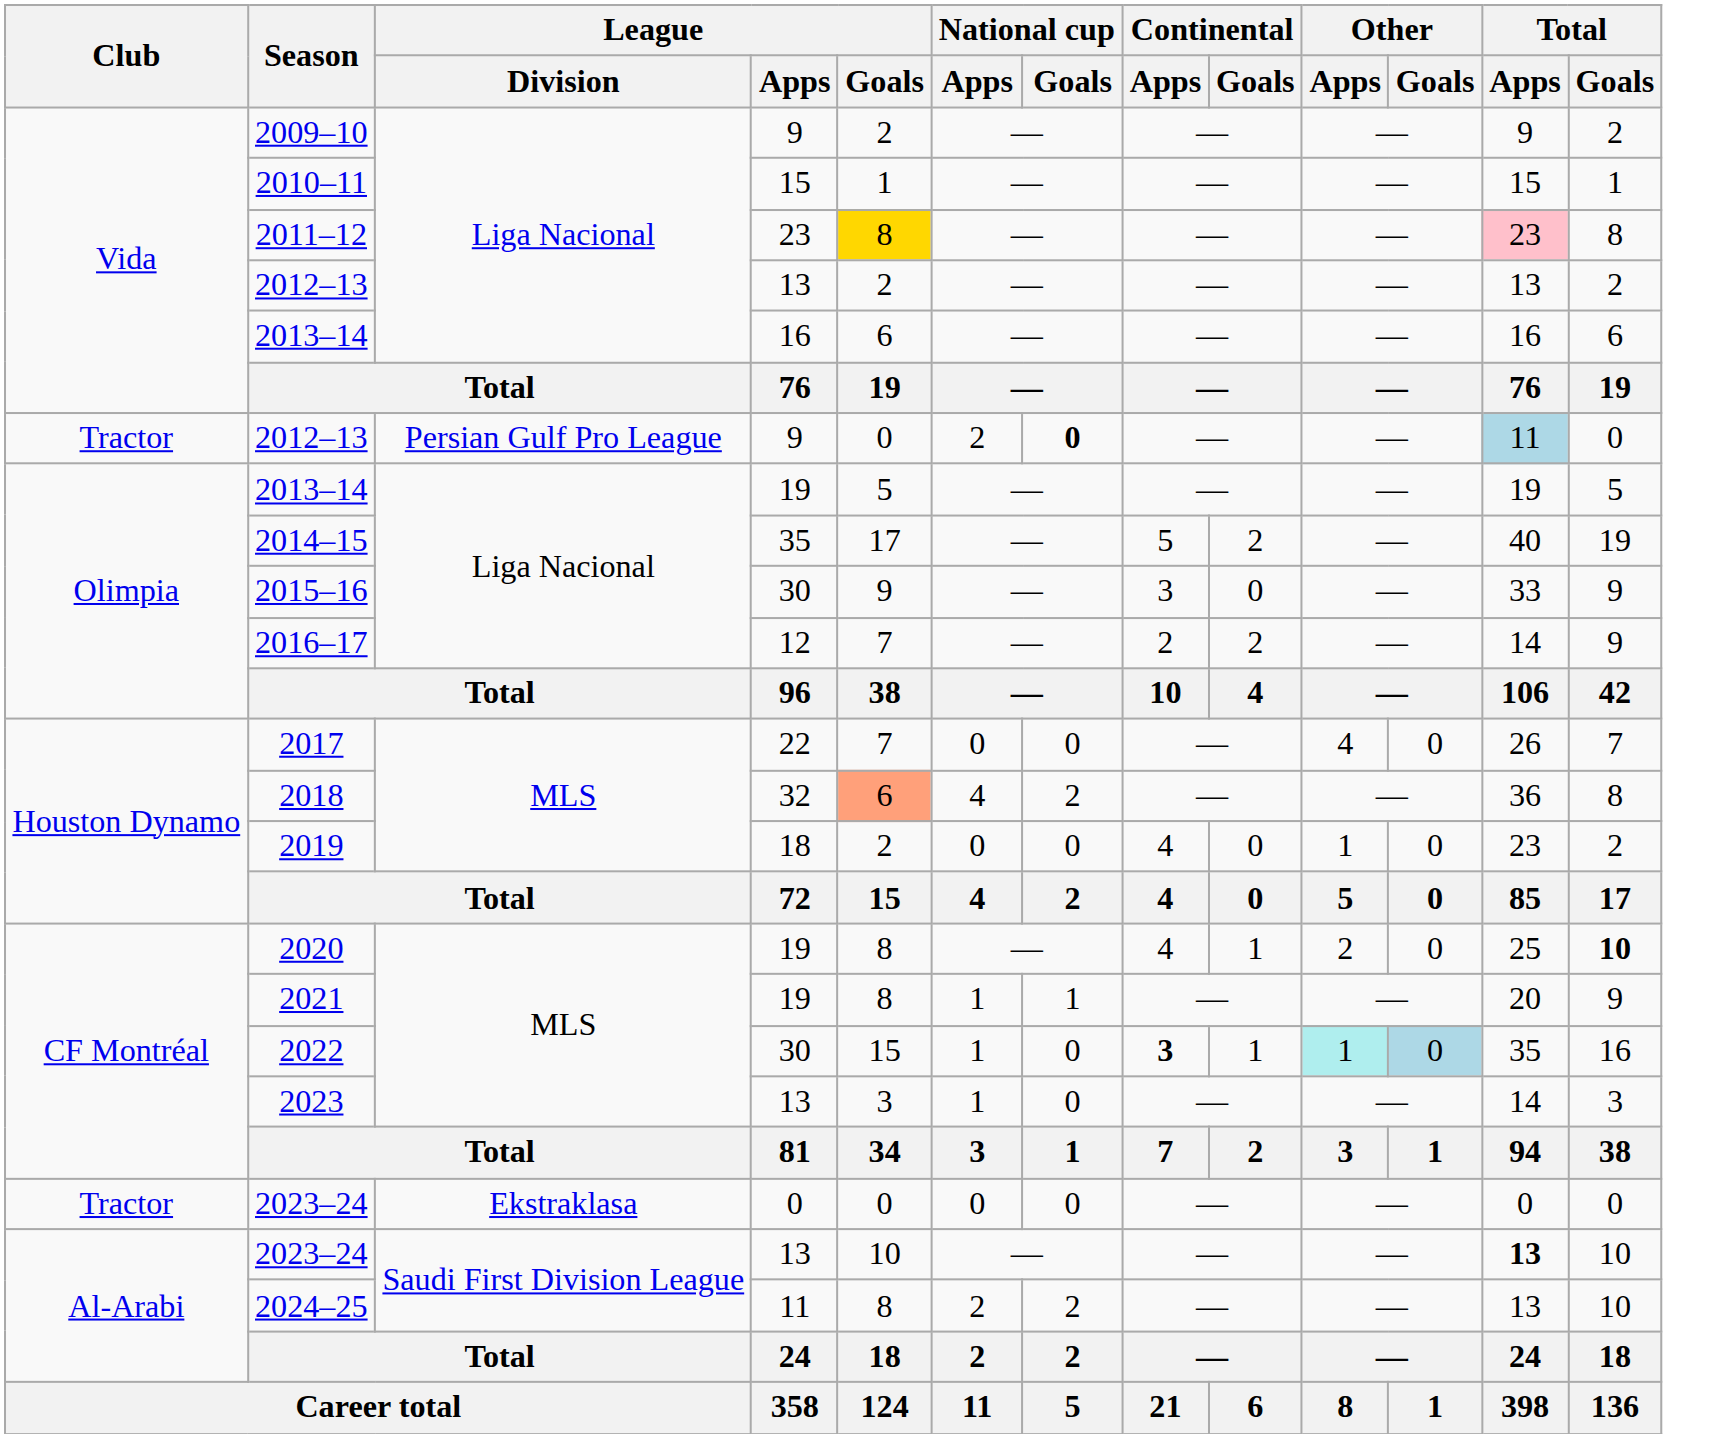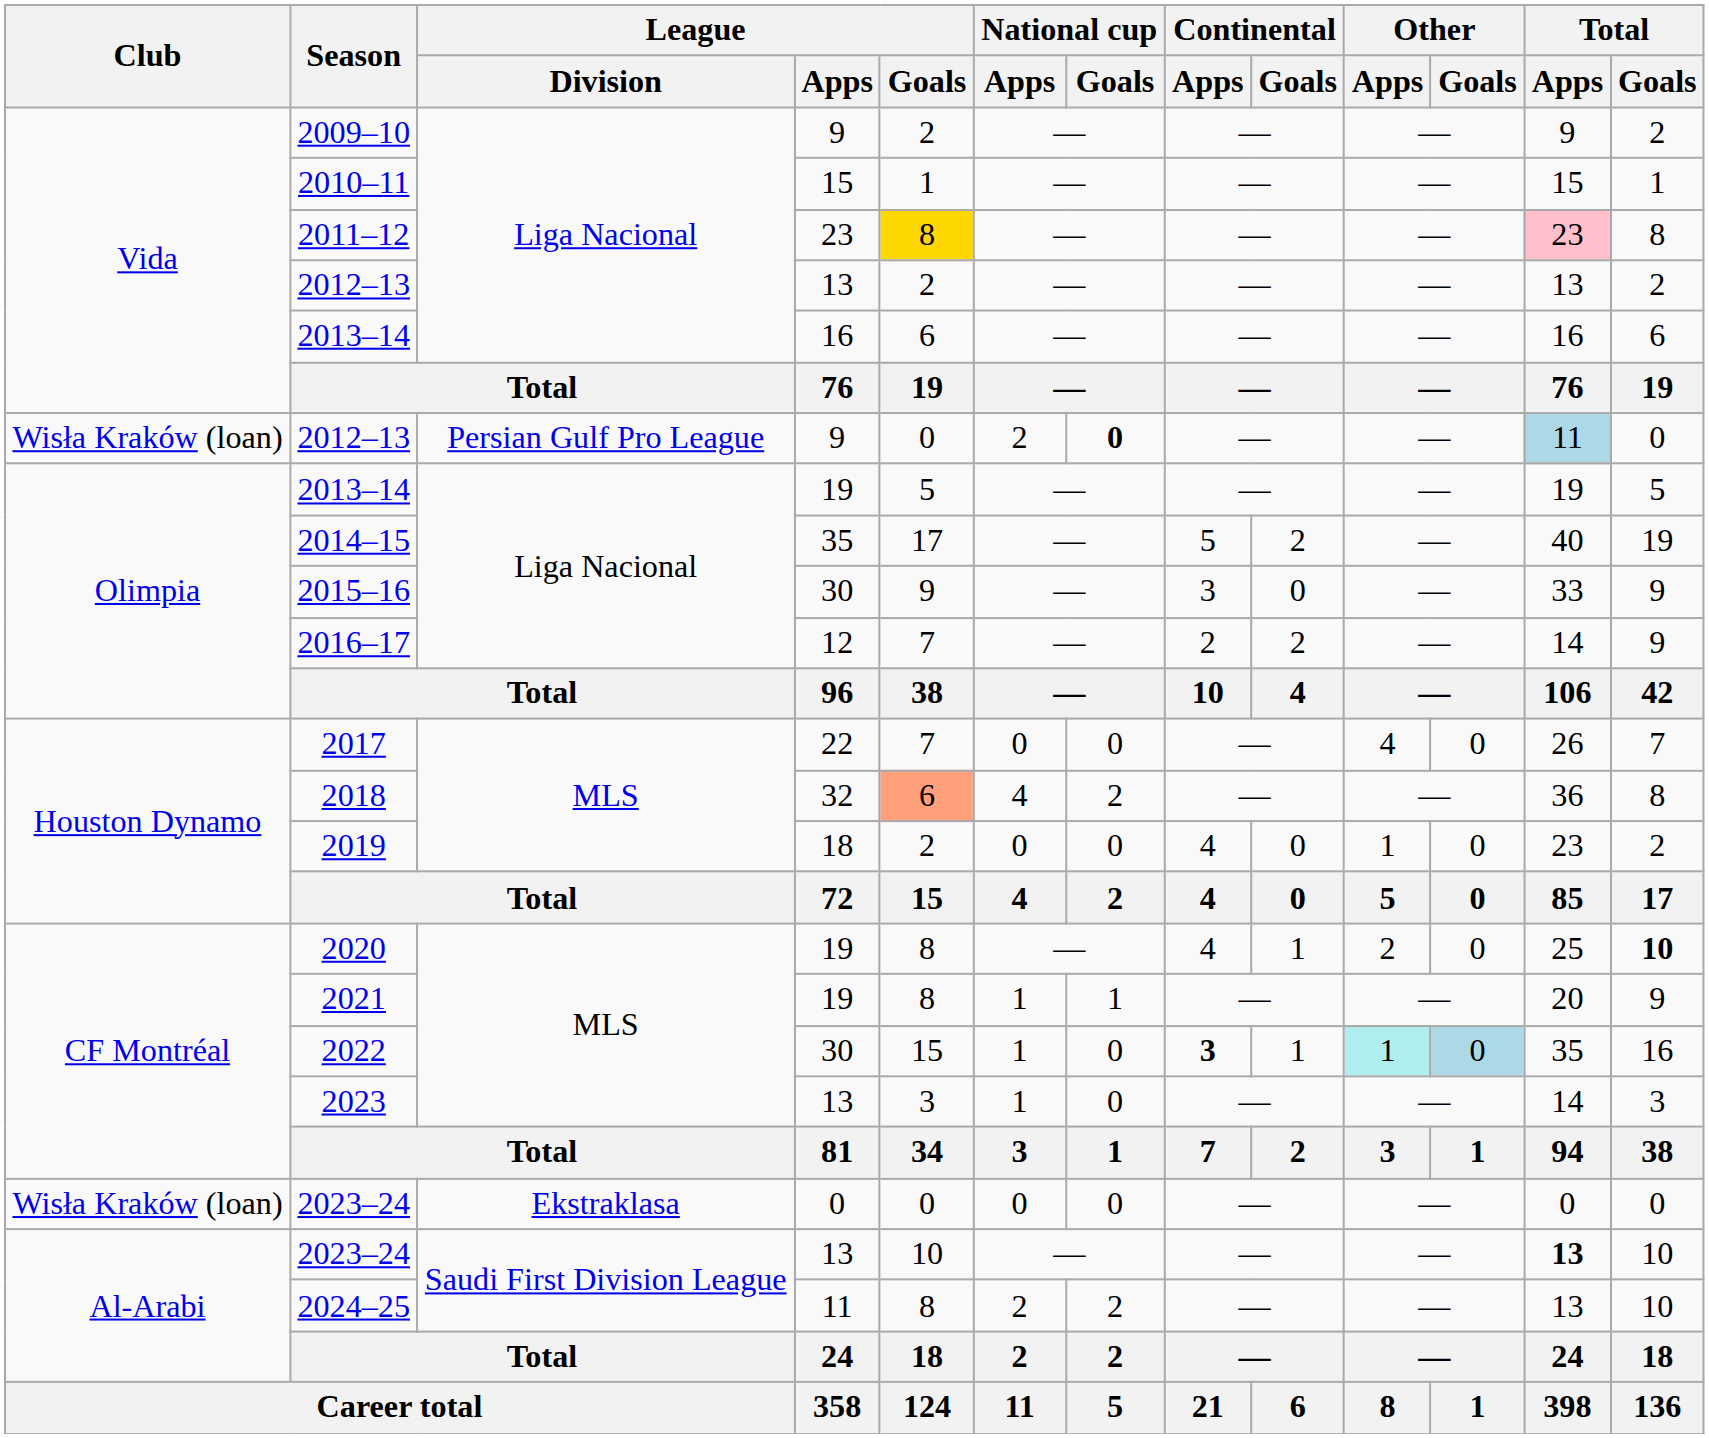(126, 438) Tractor -> (148, 438) Wisła Kraków (loan)
(126, 1203) Tractor -> (148, 1203) Wisła Kraków (loan)
